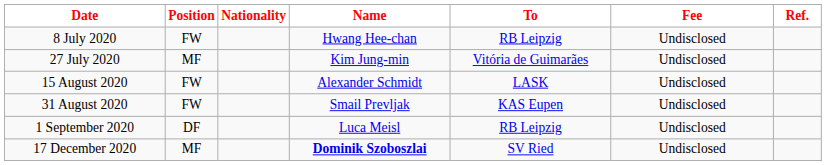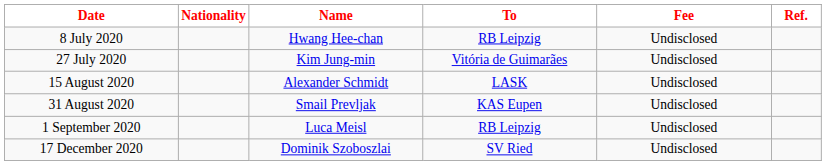- column: (192, 16)
(370, 150) bold -> (336, 150) normal
